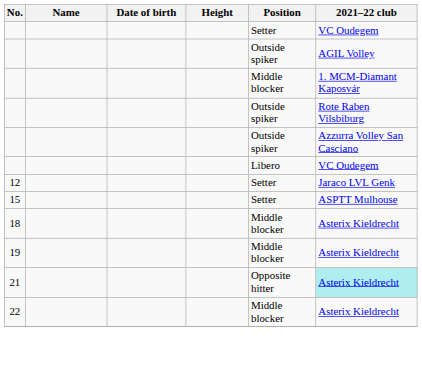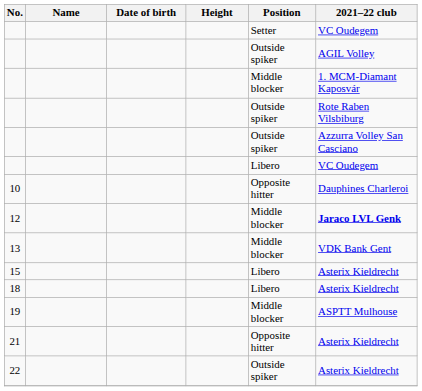+ row: (15, 188)
(264, 182) Setter -> (267, 218) Middle blocker
(357, 182) normal -> (360, 218) bold
+ row: (15, 247)
(264, 200) Setter -> (265, 271) Libero
(358, 200) ASPTT Mulhouse -> (358, 271) Asterix Kieldrecht
(267, 223) Middle blocker -> (265, 288) Libero
(359, 252) Asterix Kieldrecht -> (358, 311) ASPTT Mulhouse
(359, 282) paleturquoise background -> (358, 341) no background
(267, 311) Middle blocker -> (268, 370) Outside spiker
